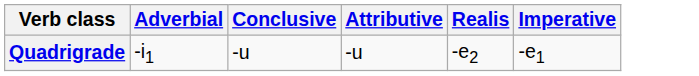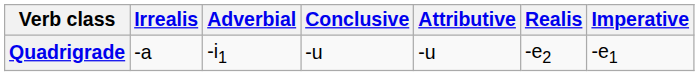+ column: (166, 19)
